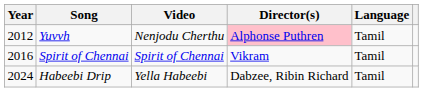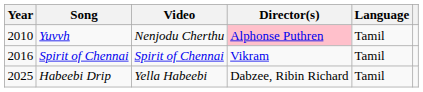(20, 35) 2012 -> (20, 35) 2010
(20, 76) 2024 -> (20, 76) 2025
